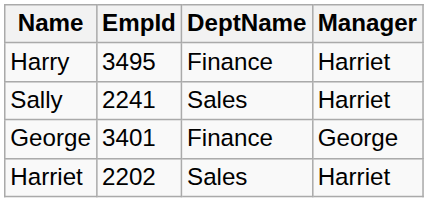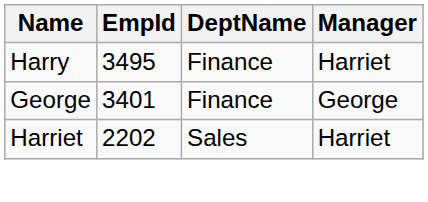- row: (37, 100)
